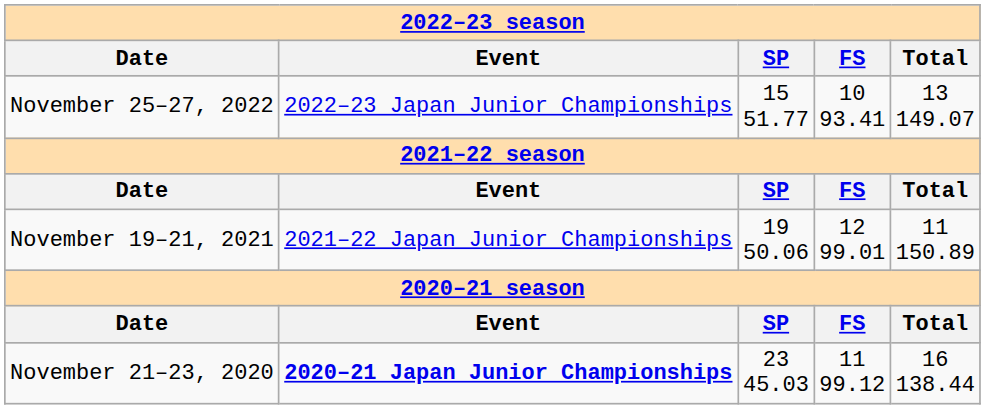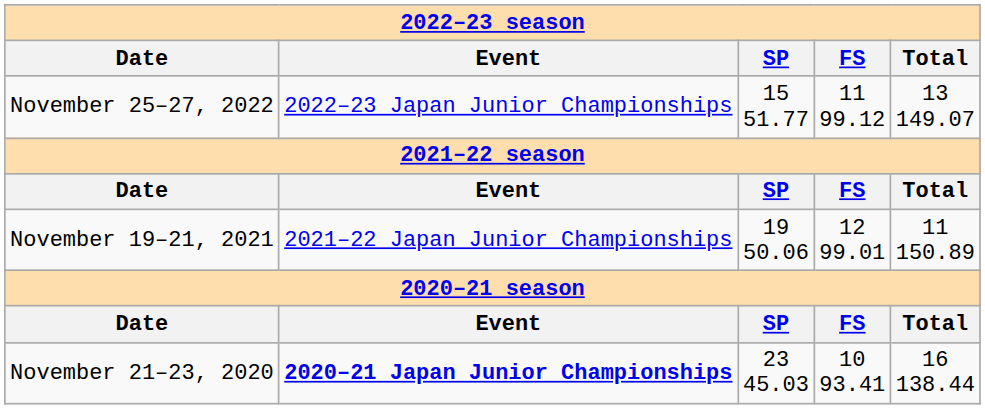(852, 107) 10 93.41 -> (852, 107) 11 99.12
(852, 373) 11 99.12 -> (852, 373) 10 93.41
